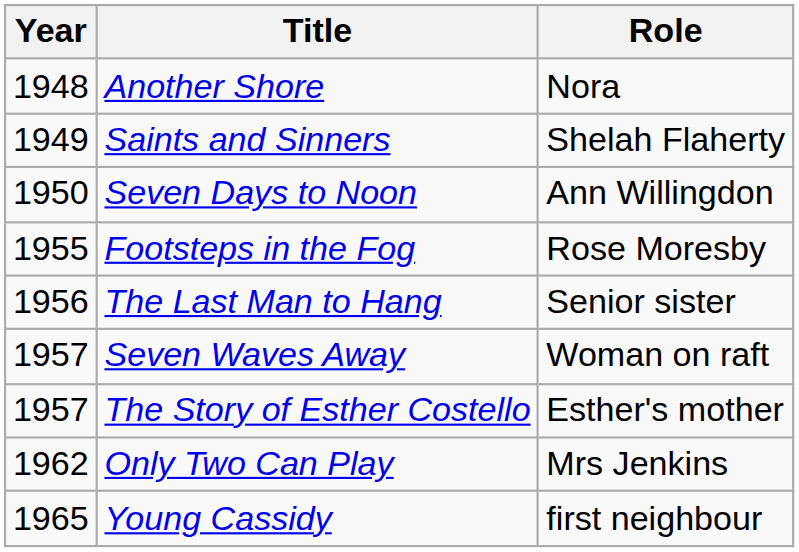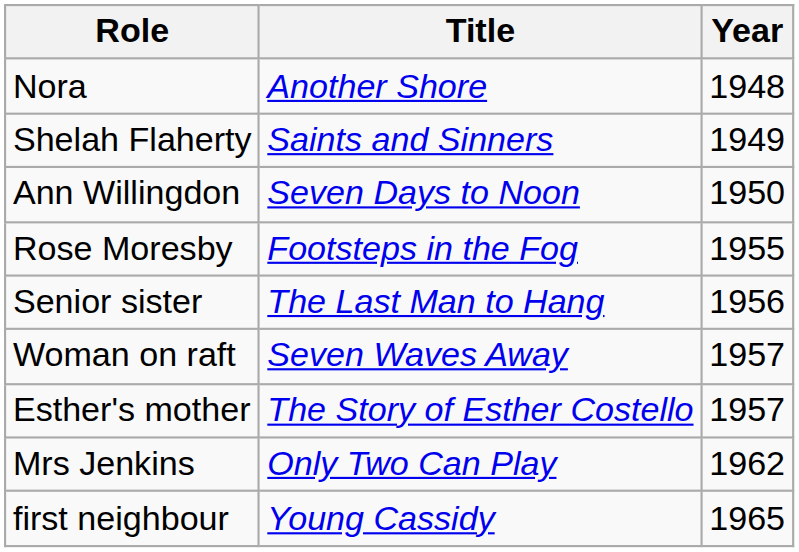columns swapped: (51, 31) <-> (666, 31)
